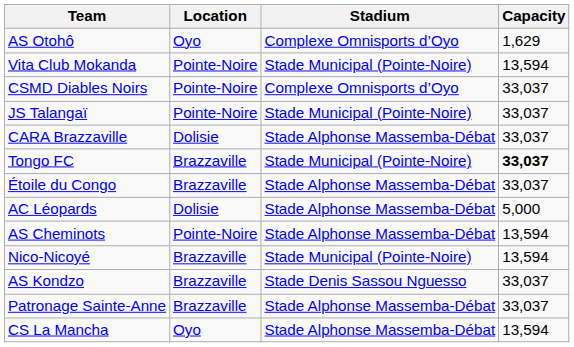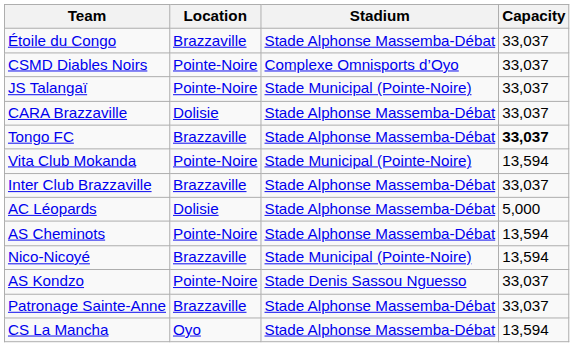- row: (41, 40)
rows swapped: (62, 185) <-> (72, 64)
(368, 161) Stade Municipal (Pointe-Noire) -> (380, 137) Stade Alphonse Massemba-Débat
+ row: (80, 185)
(210, 281) Brazzaville -> (215, 281) Pointe-Noire
